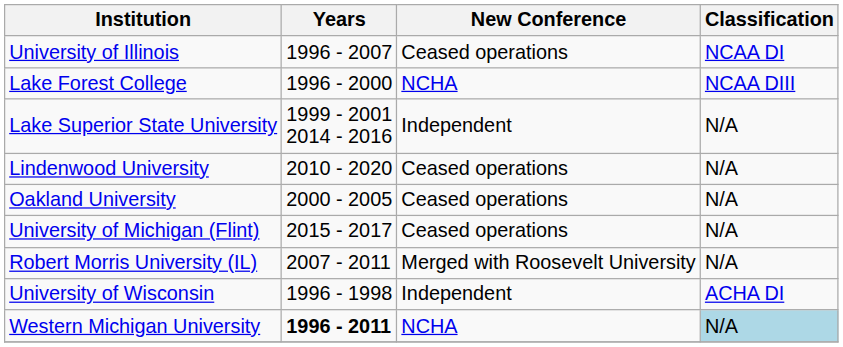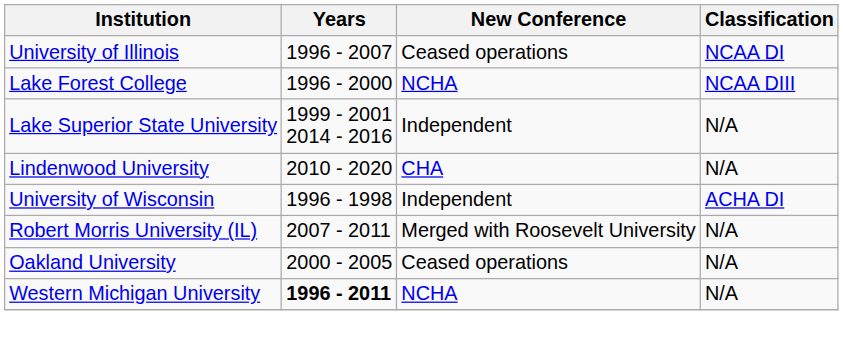(485, 168) Ceased operations -> (422, 168) CHA
rows swapped: (92, 199) <-> (112, 294)
- row: (134, 231)
(721, 325) lightblue background -> (721, 294) no background
